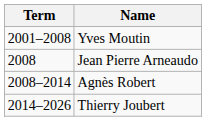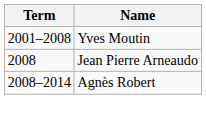- row: (121, 104)
